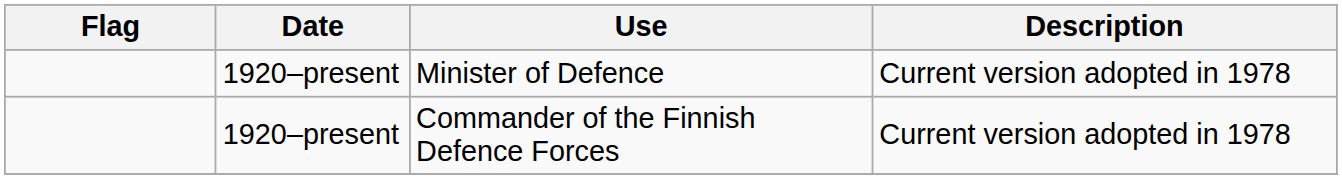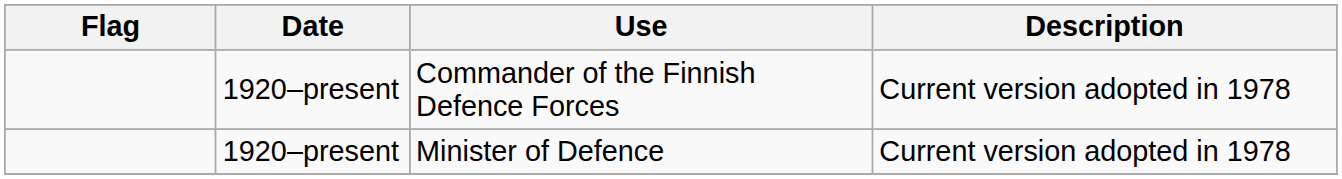rows swapped: (586, 134) <-> (540, 73)
